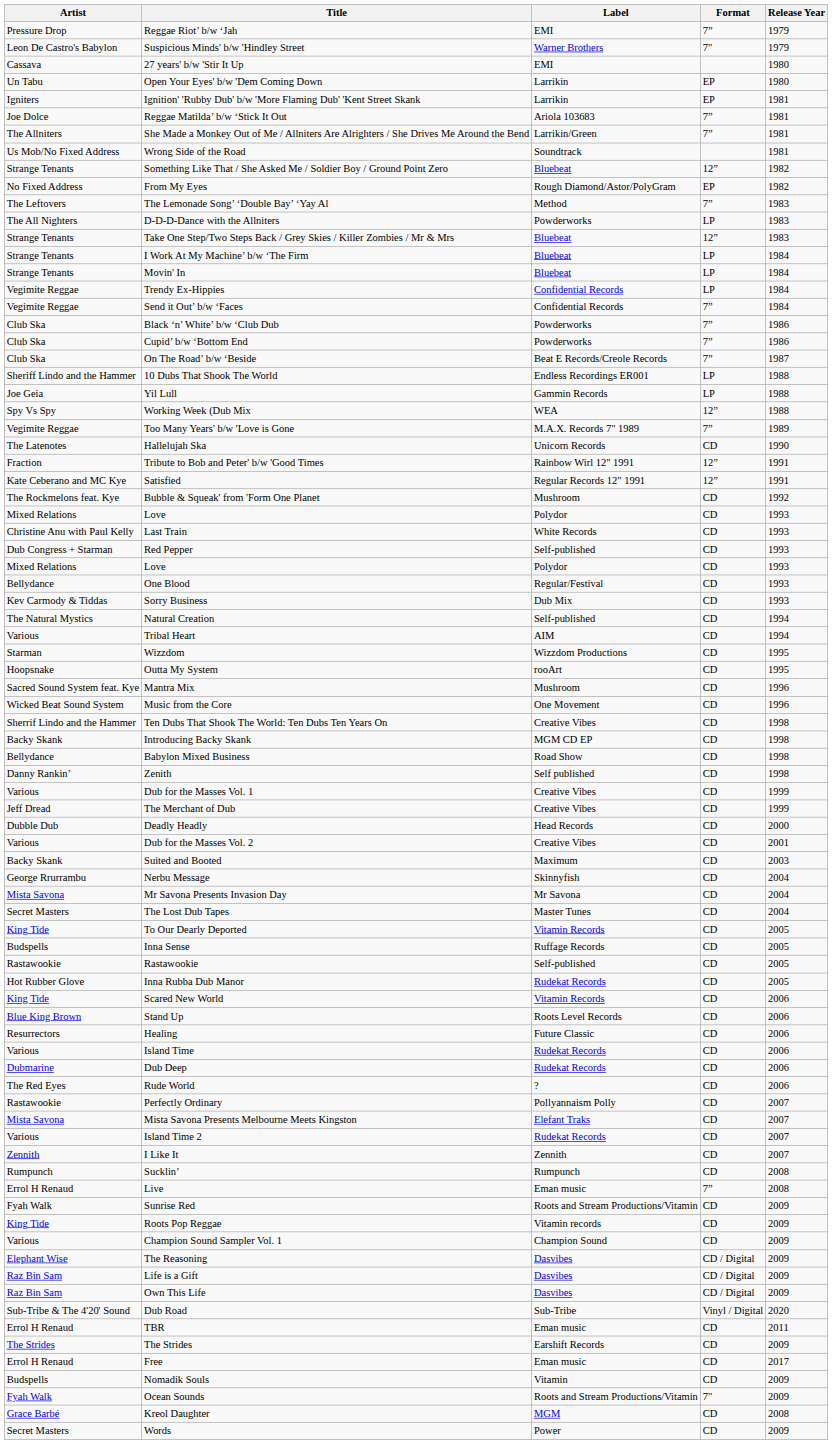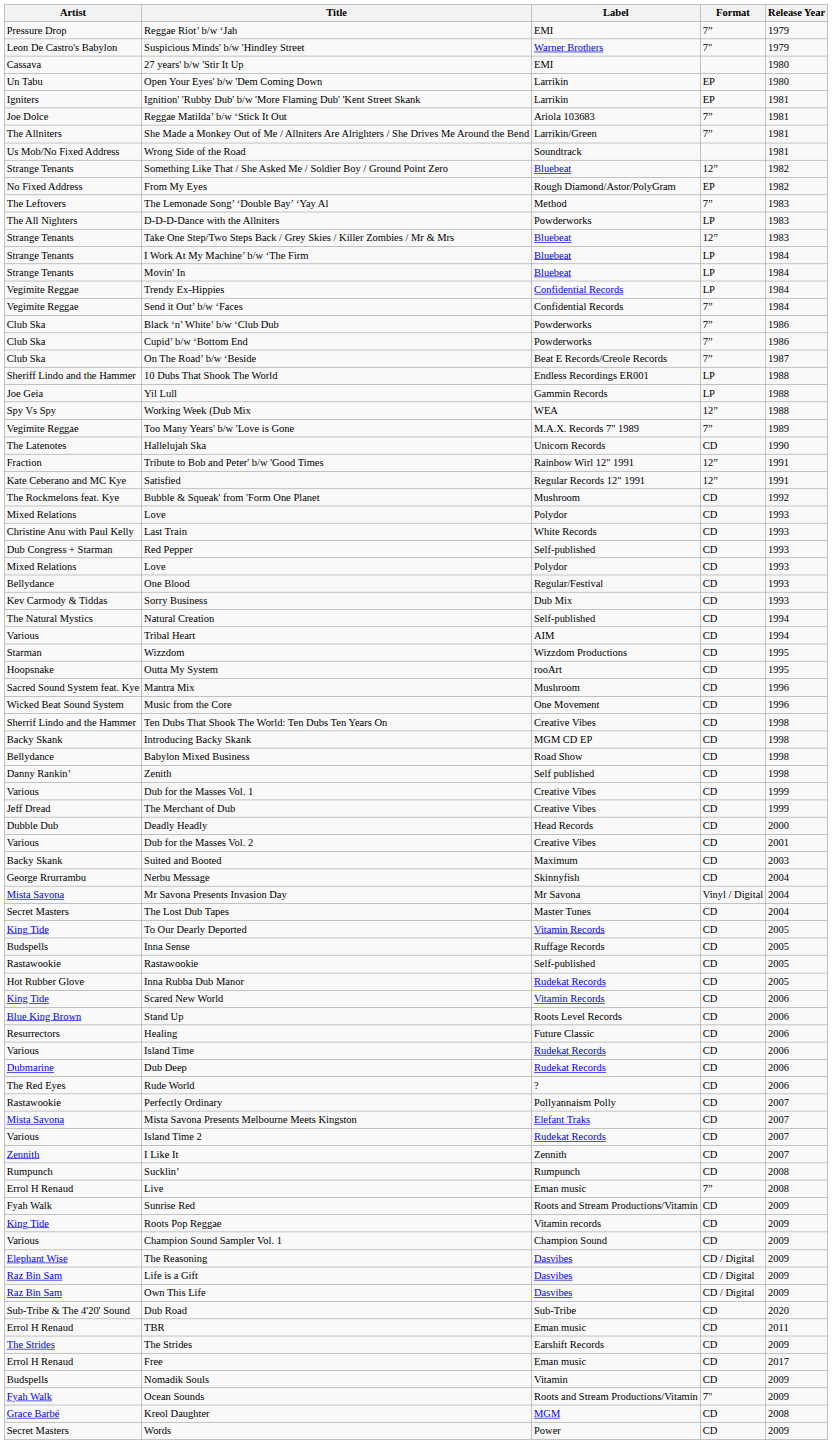(710, 895) CD -> (733, 895) Vinyl / Digital
(733, 1310) Vinyl / Digital -> (710, 1310) CD
